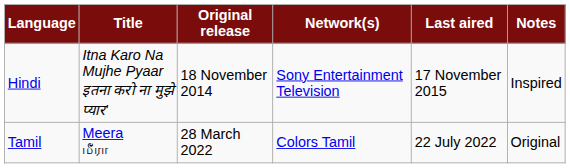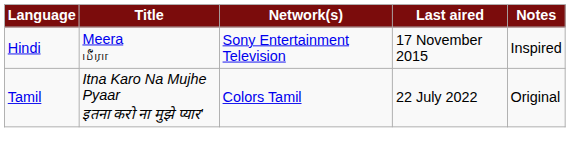- column: (225, 24)
(128, 82) Itna Karo Na Mujhe Pyaar इतना करो ना मुझे प्यार' -> (103, 46) Meera மீரா
(103, 141) Meera மீரா -> (144, 97) Itna Karo Na Mujhe Pyaar इतना करो ना मुझे प्यार'
